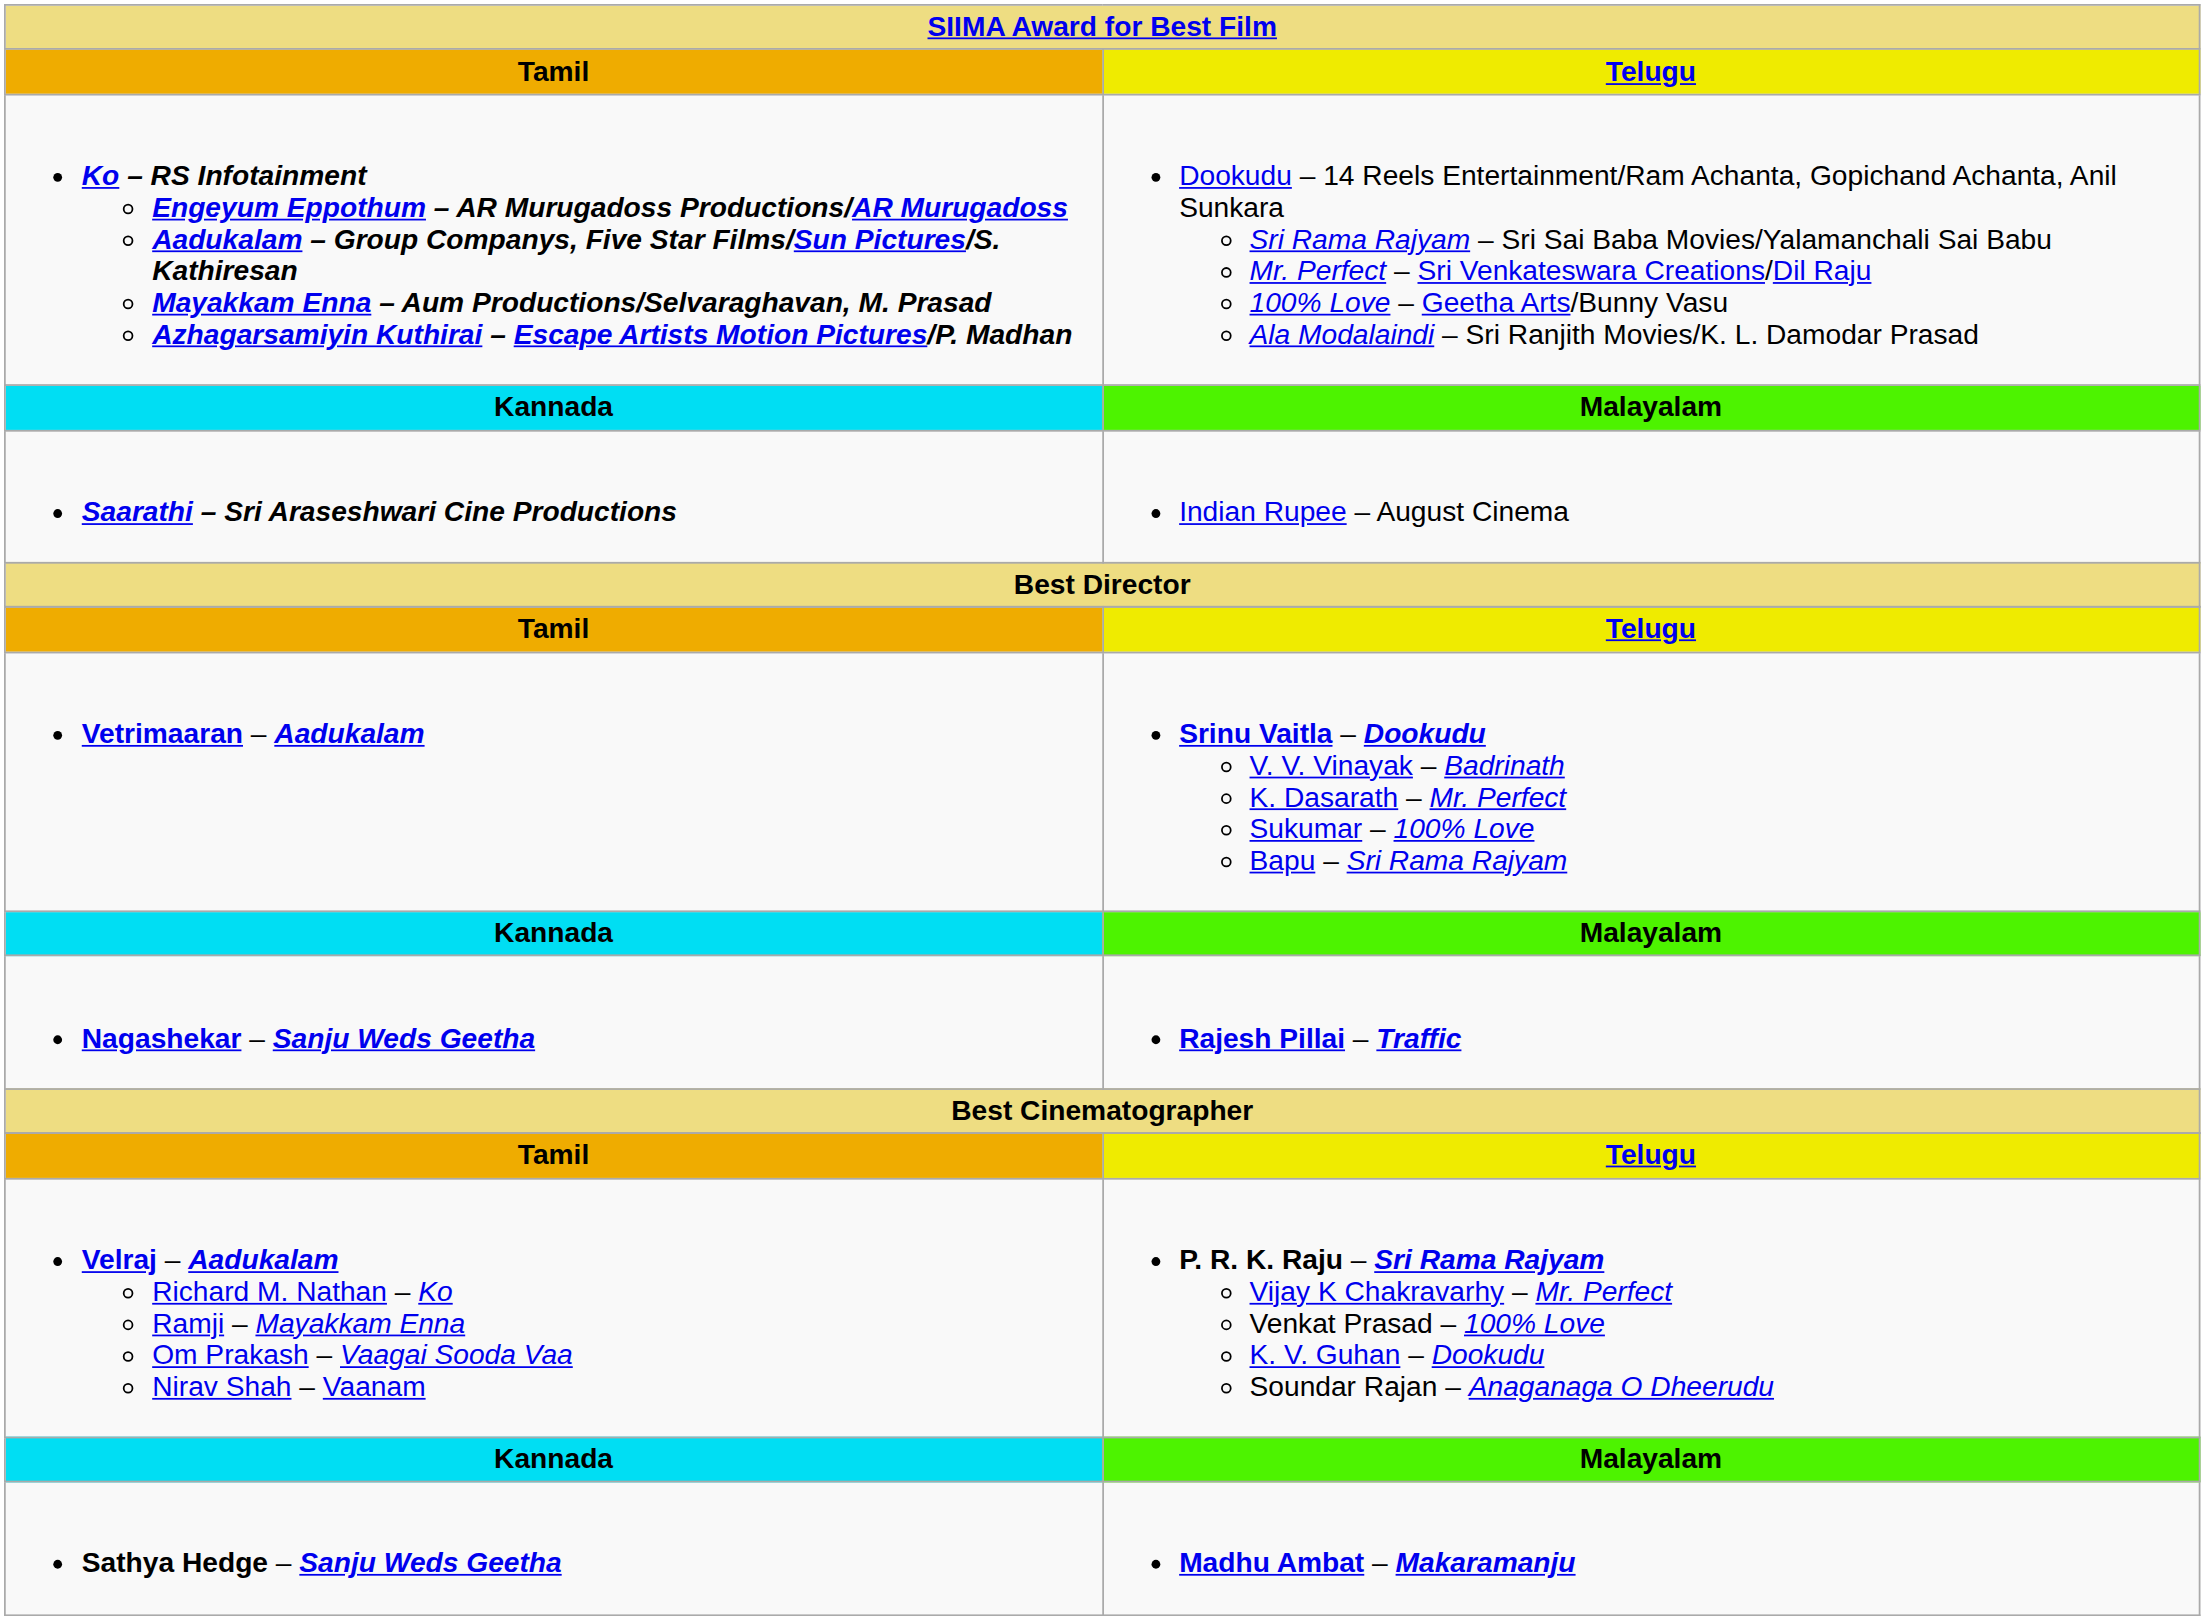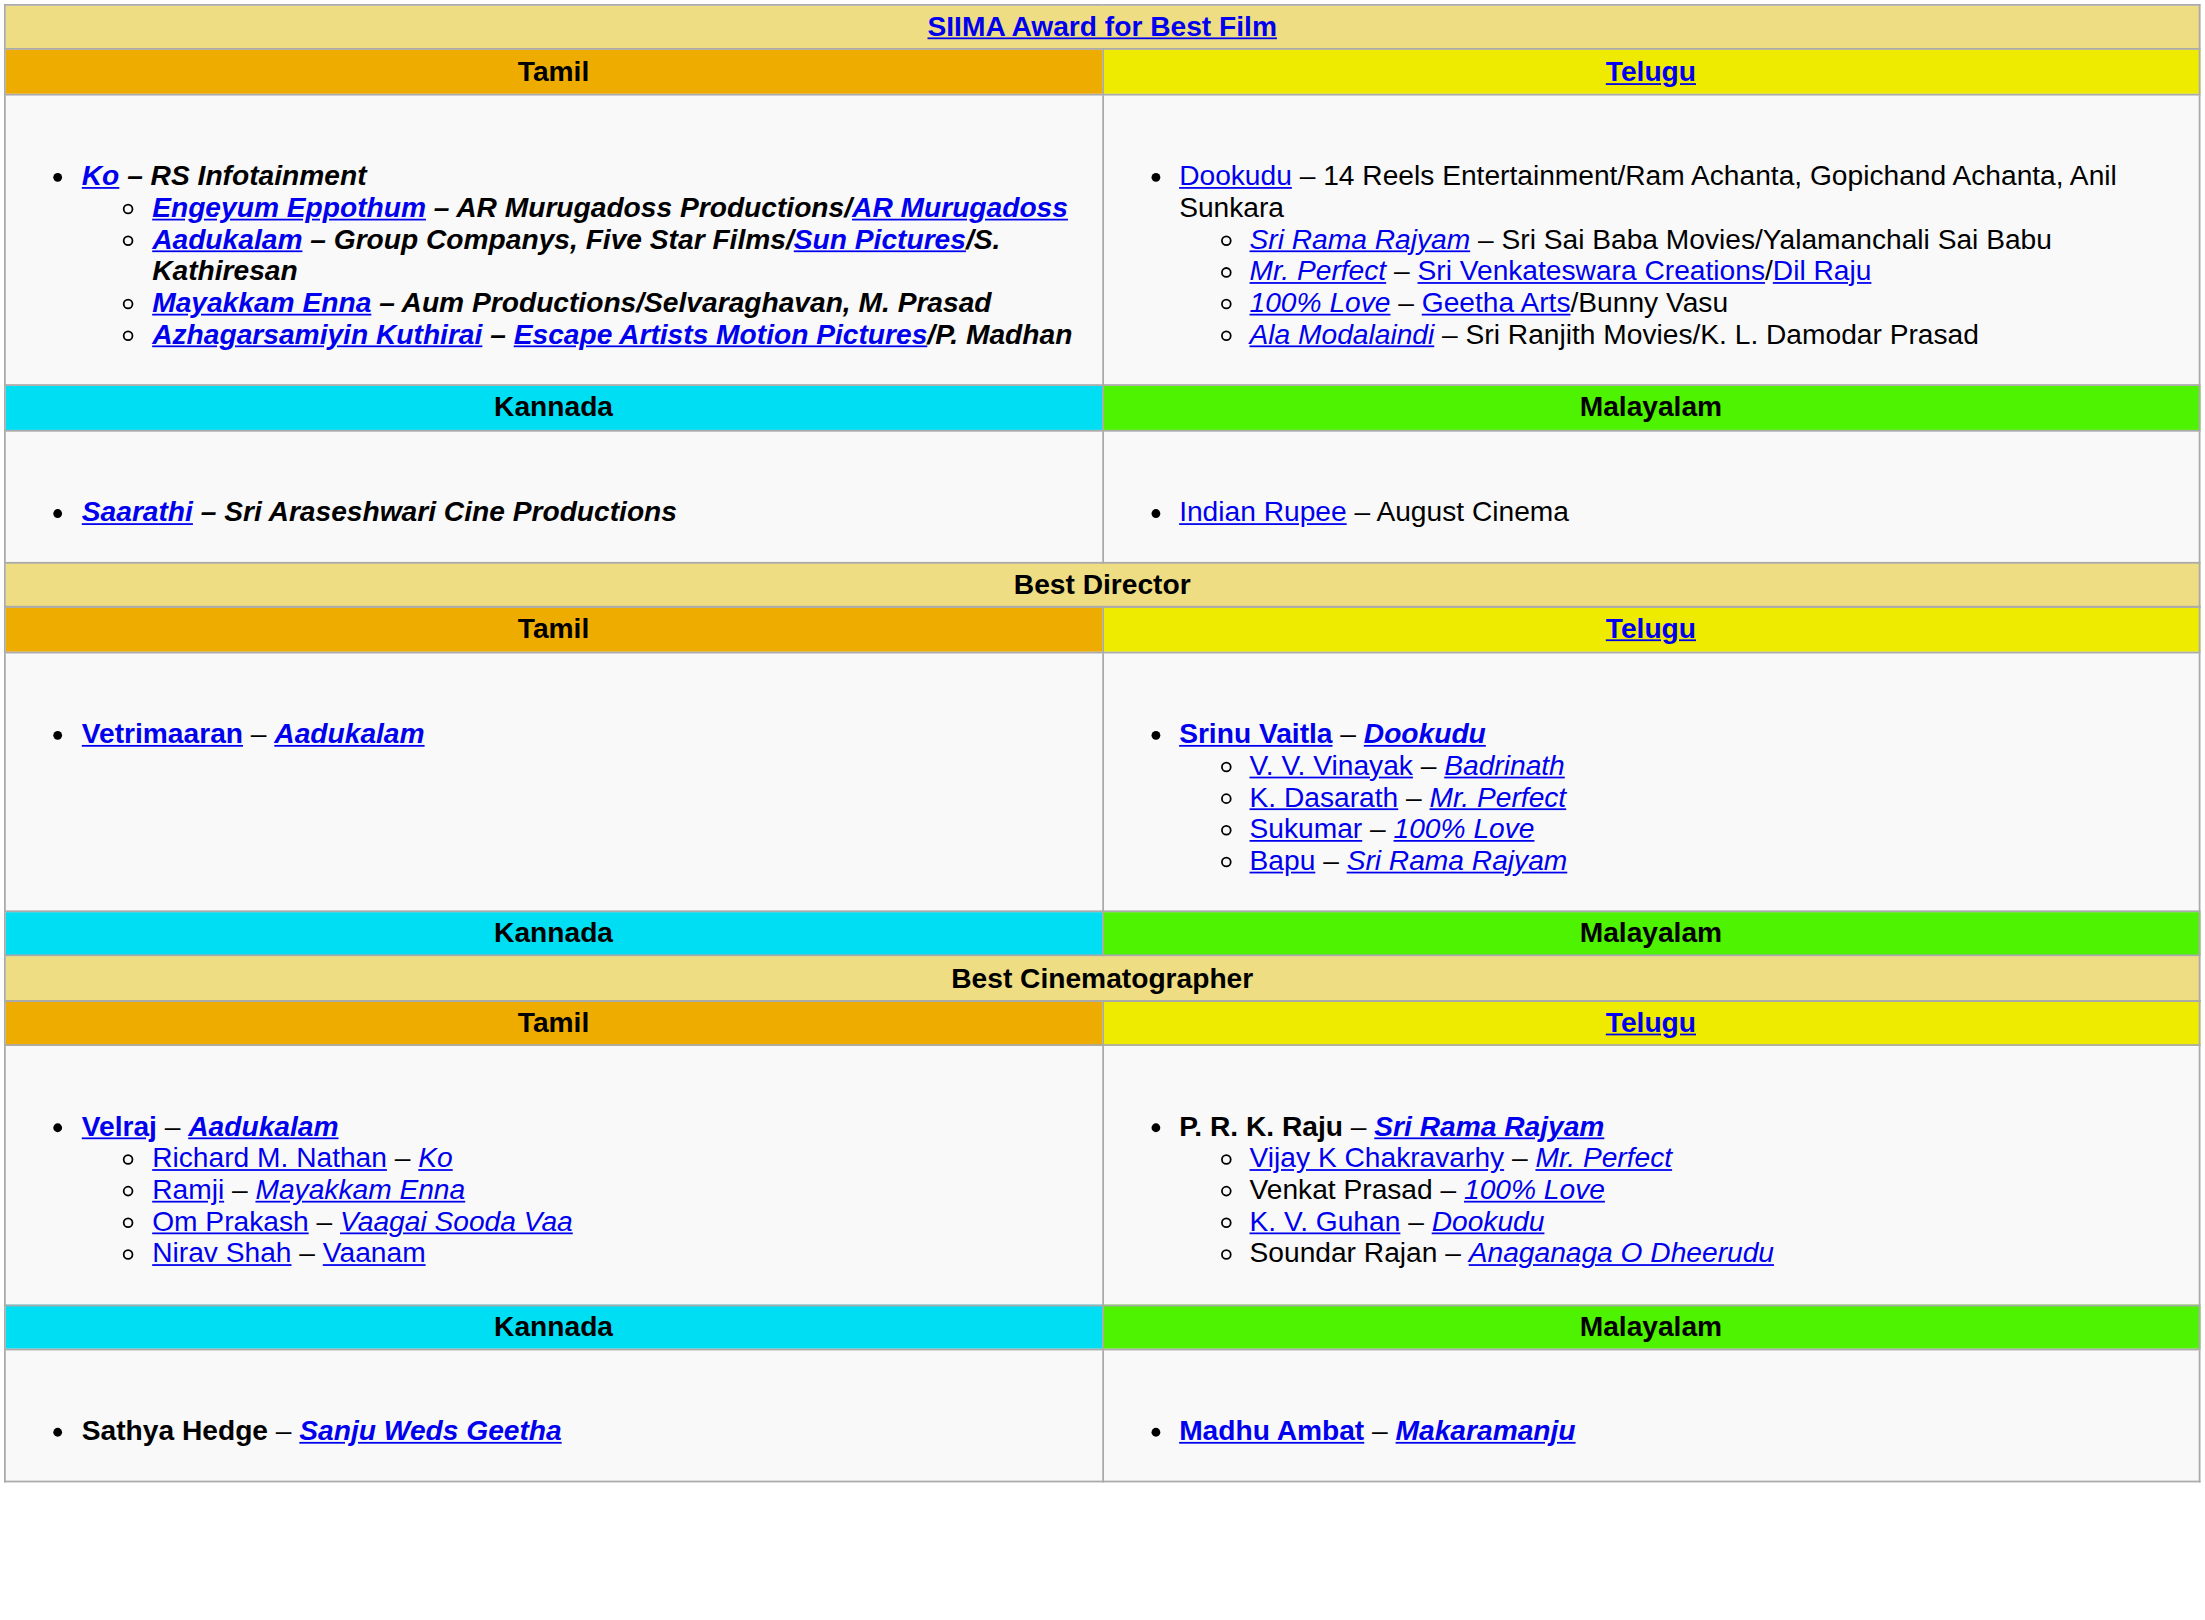- row: (554, 1038)
